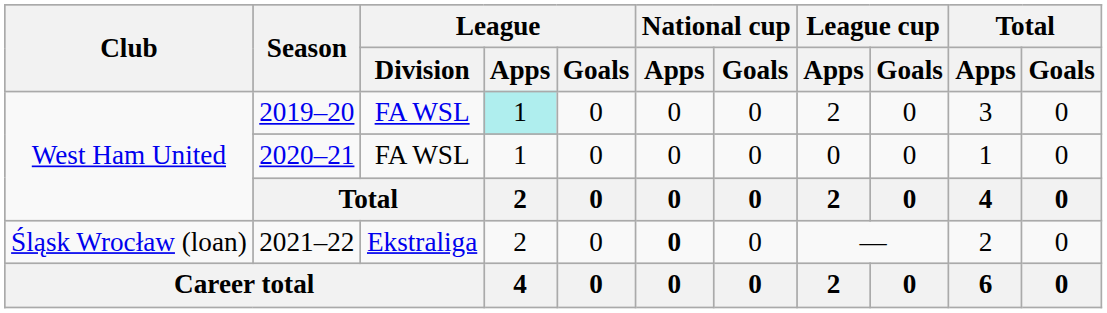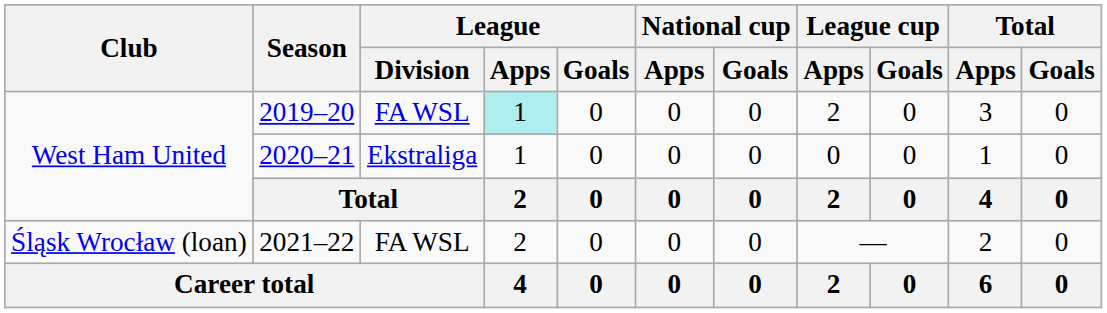(422, 155) FA WSL -> (422, 155) Ekstraliga
(422, 241) Ekstraliga -> (422, 241) FA WSL
(674, 241) bold -> (674, 241) normal
